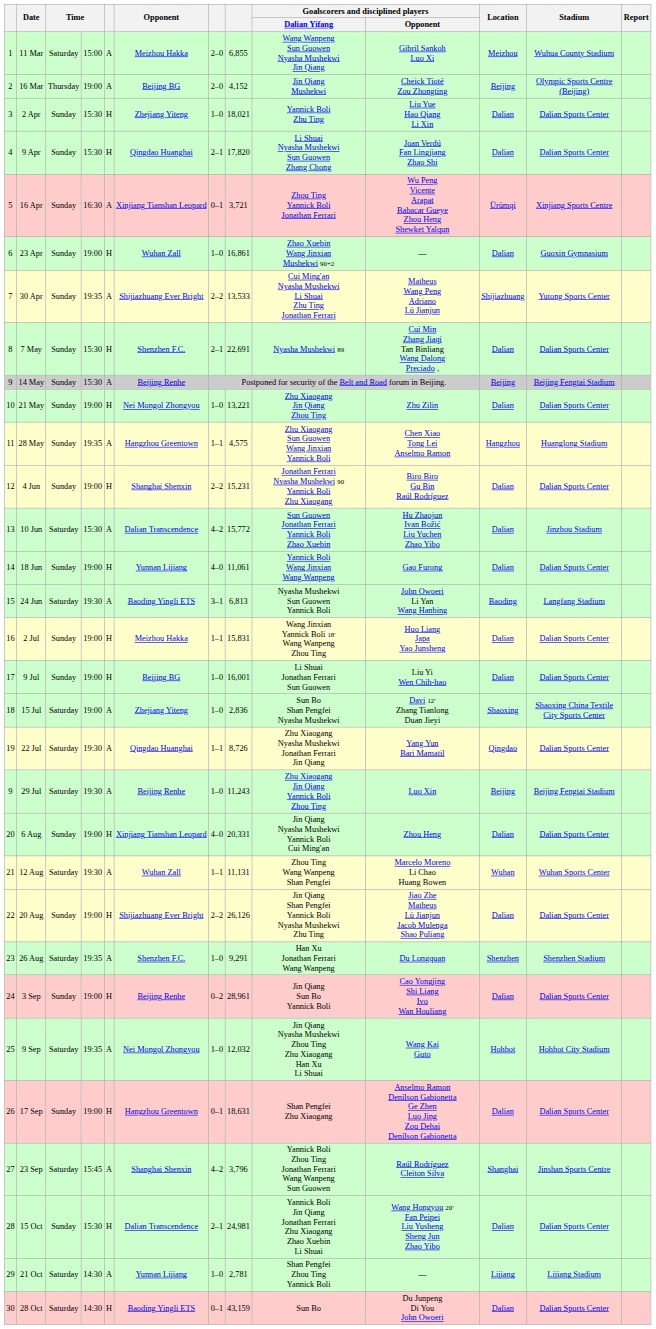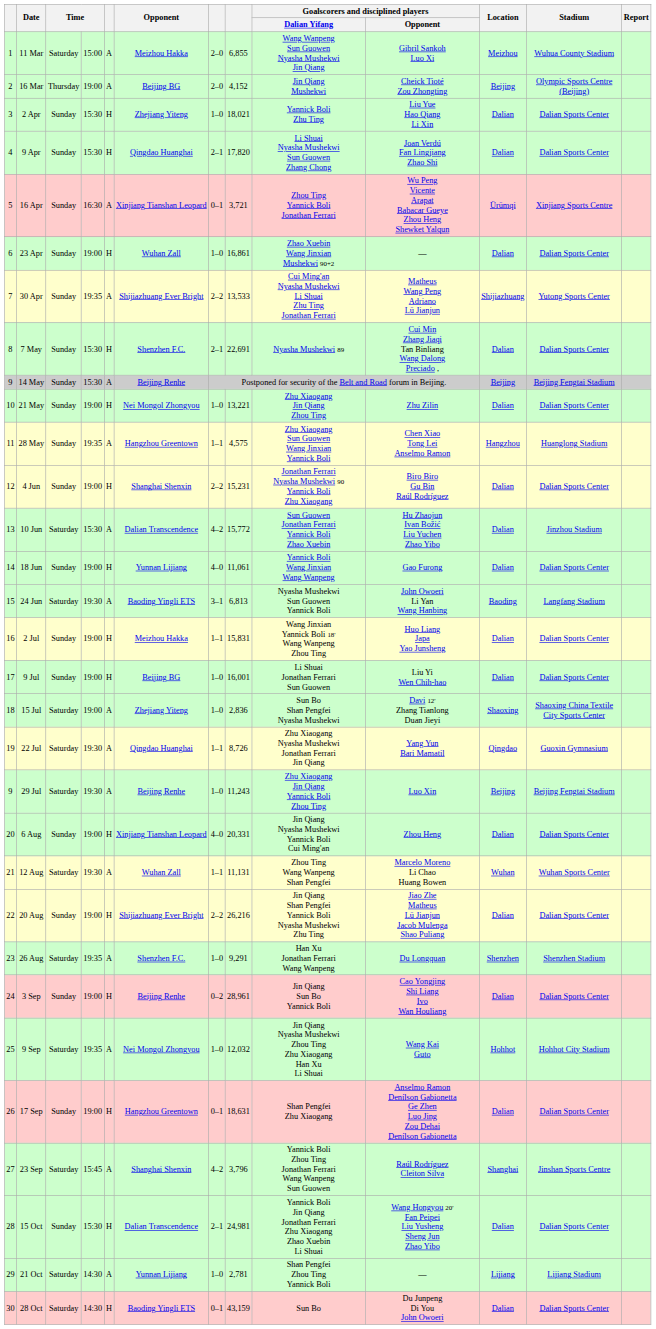(574, 253) Guoxin Gymnasium -> (574, 253) Dalian Sports Center
(574, 748) Dalian Sports Center -> (574, 748) Guoxin Gymnasium
(238, 915) 26,126 -> (238, 915) 26,216
